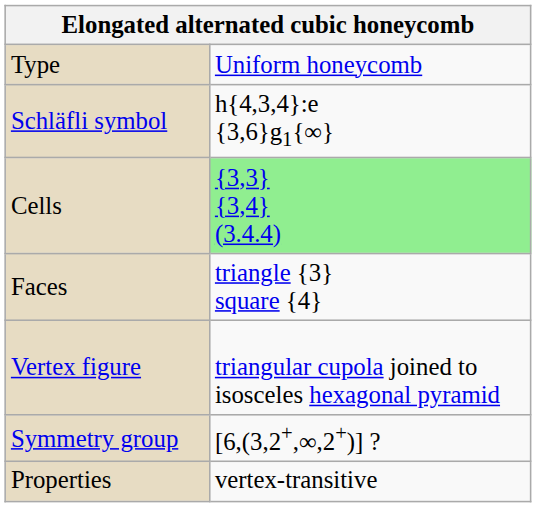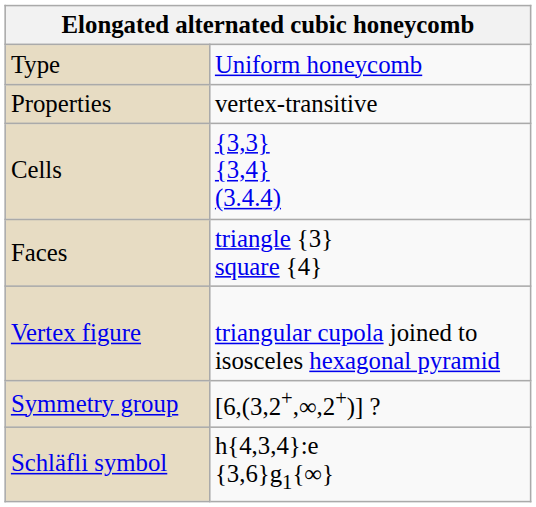rows swapped: (89, 120) <-> (61, 480)
(248, 205) lightgreen background -> (248, 170) no background
